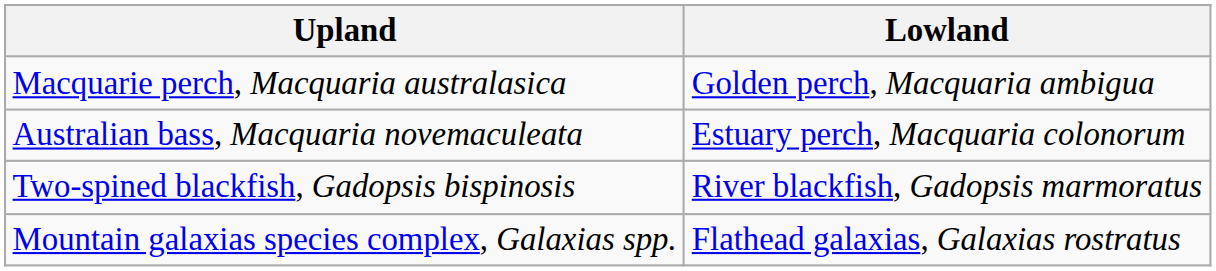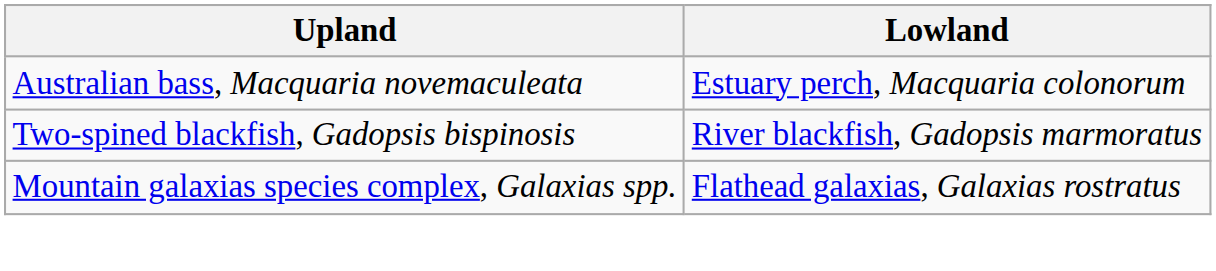- row: (289, 82)
